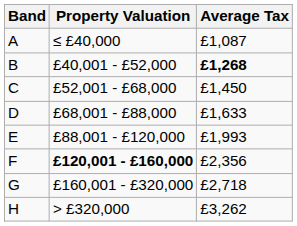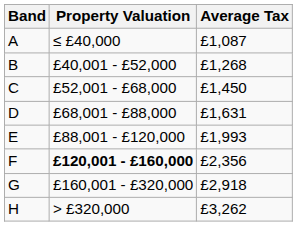(224, 64) bold -> (224, 64) normal
(224, 112) £1,633 -> (224, 112) £1,631
(224, 185) £2,718 -> (224, 185) £2,918
